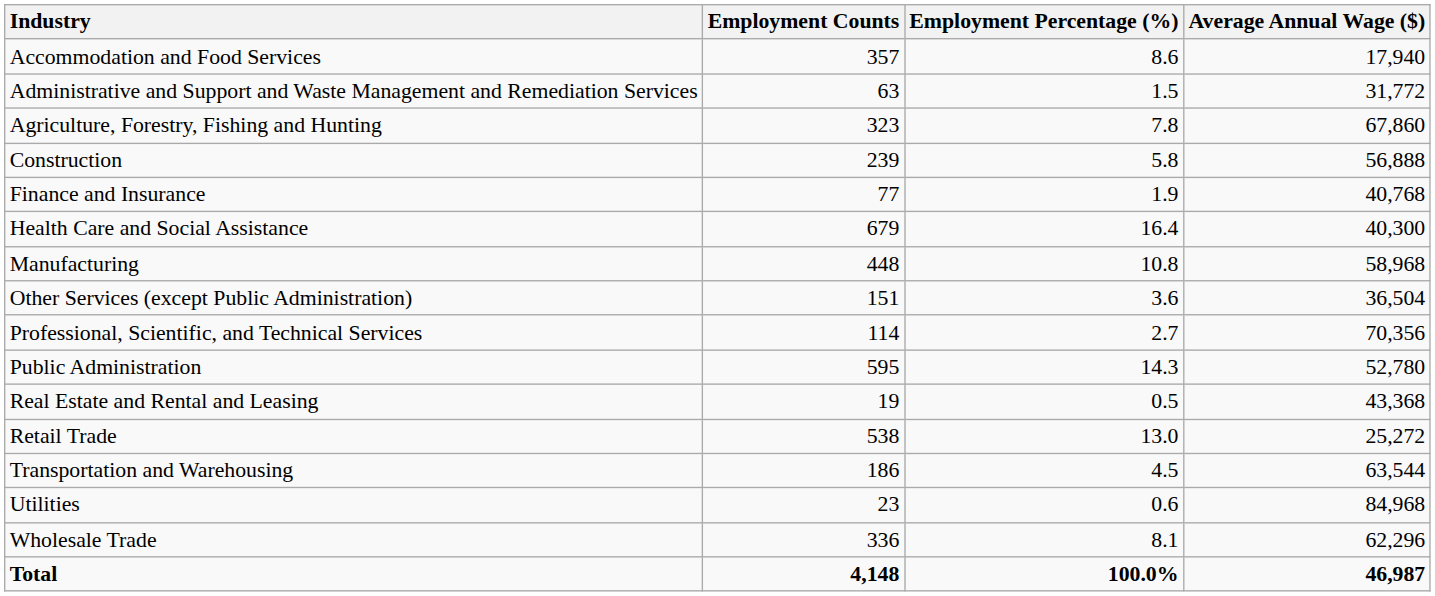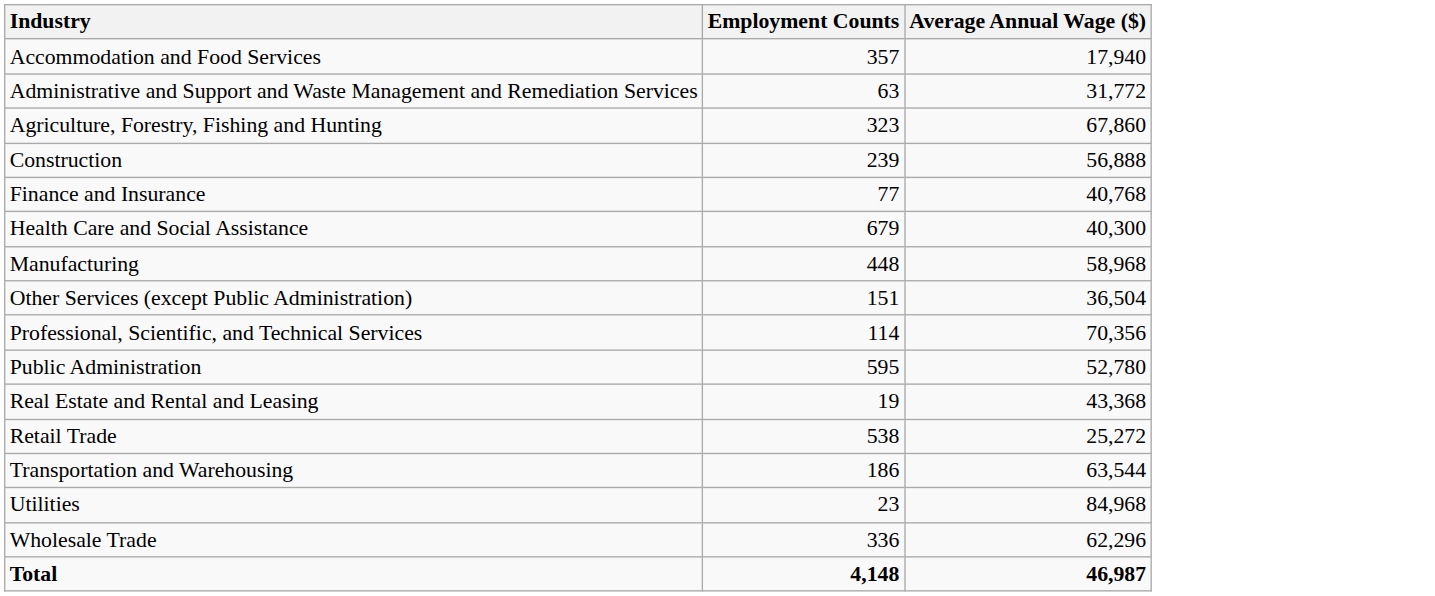- column: (1044, 21)
